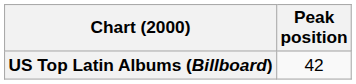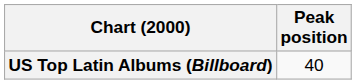(314, 65) 42 -> (314, 65) 40
